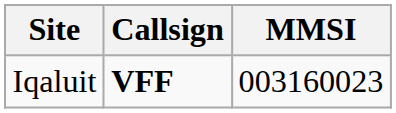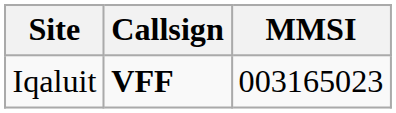(311, 81) 003160023 -> (311, 81) 003165023
